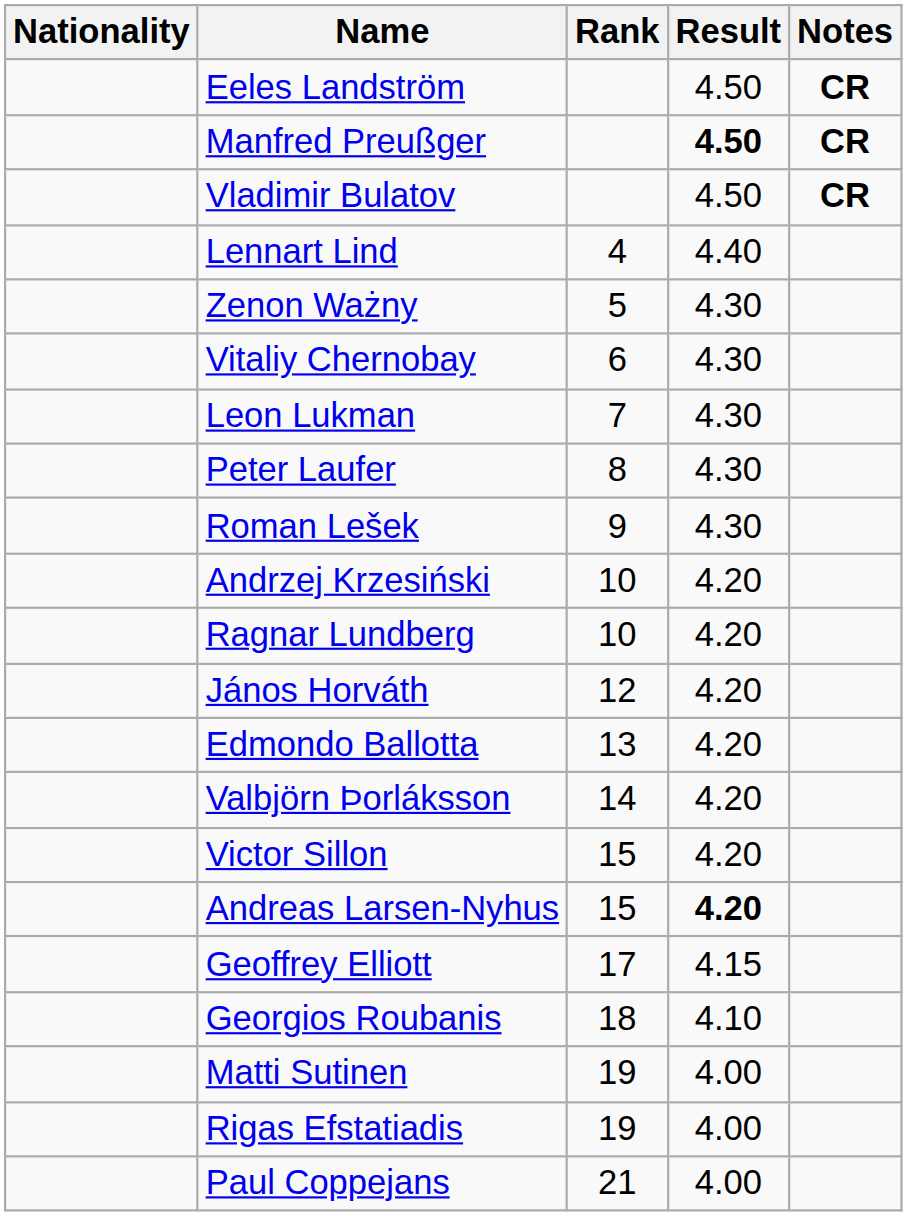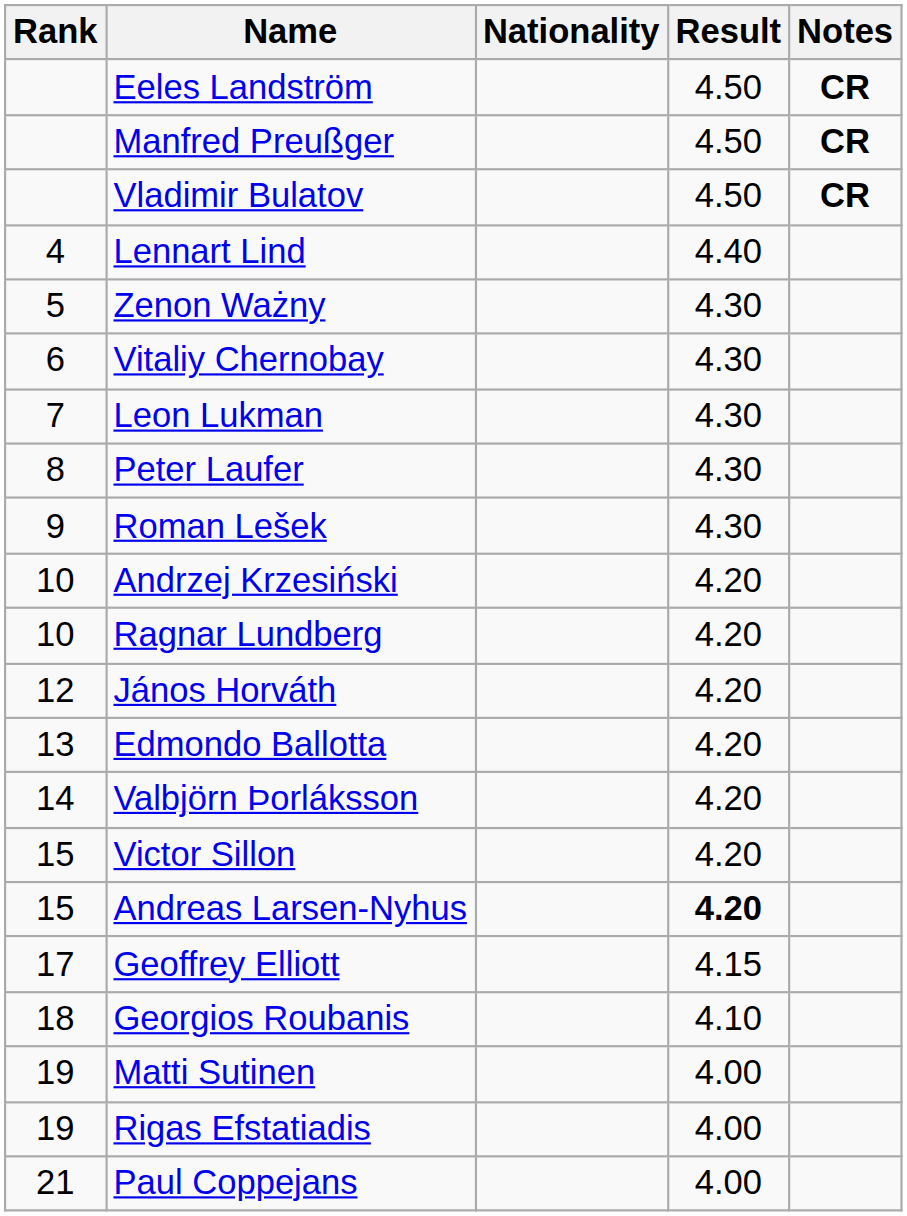columns swapped: (617, 31) <-> (101, 31)
(728, 141) bold -> (728, 141) normal
